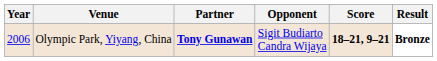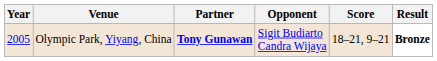(19, 40) 2006 -> (19, 40) 2005
(361, 40) bold -> (361, 40) normal
